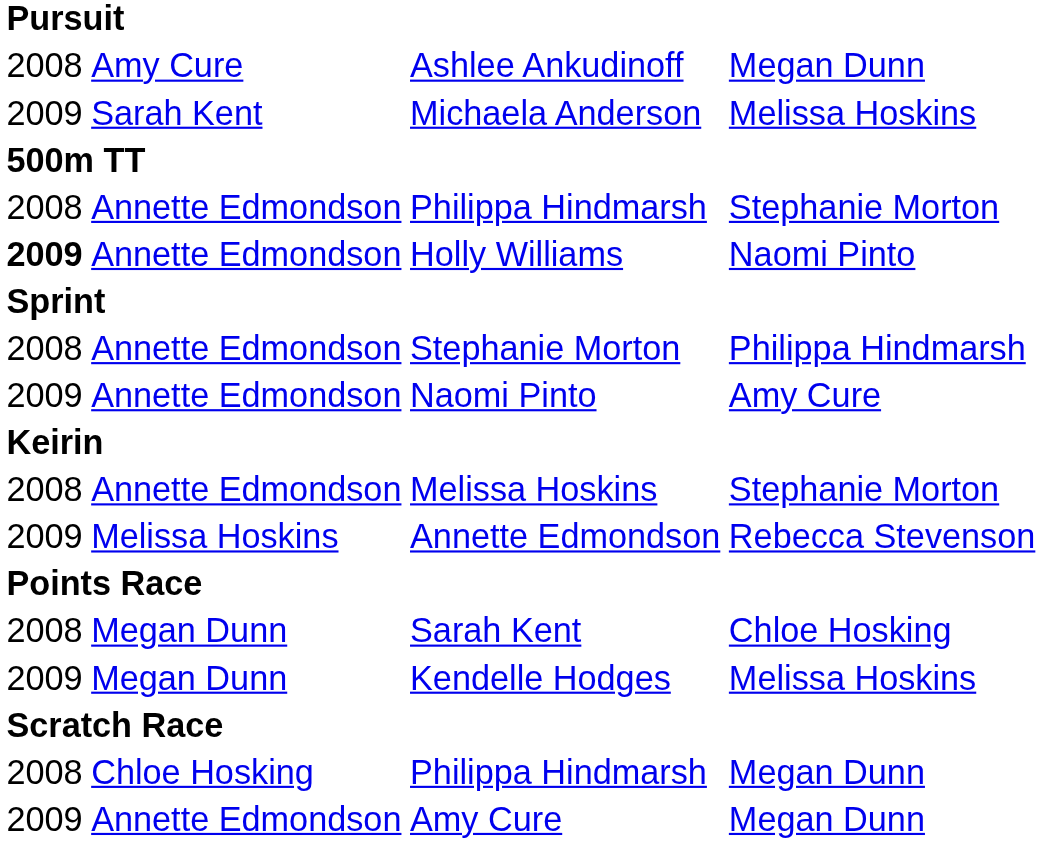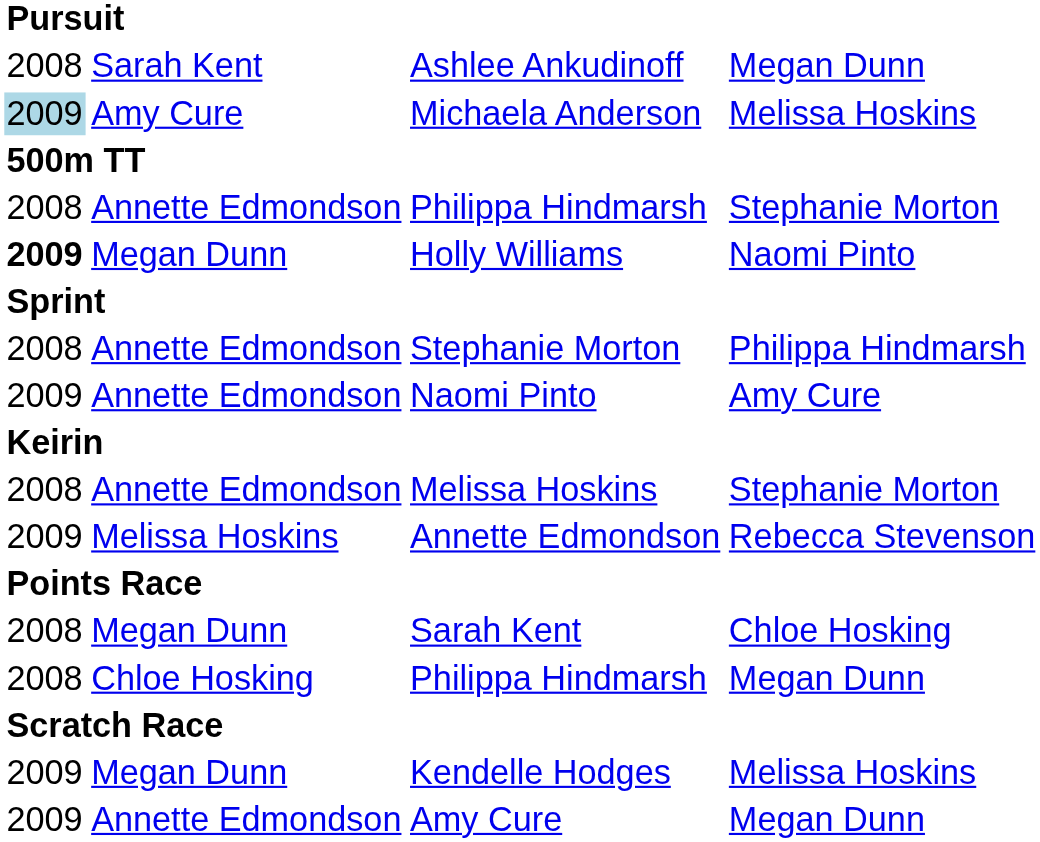(167, 66) Amy Cure -> (177, 66) Sarah Kent
(45, 113) no background -> (45, 113) lightblue background
(177, 113) Sarah Kent -> (167, 113) Amy Cure
(246, 254) Annette Edmondson -> (189, 254) Megan Dunn
rows swapped: (540, 678) <-> (558, 772)
